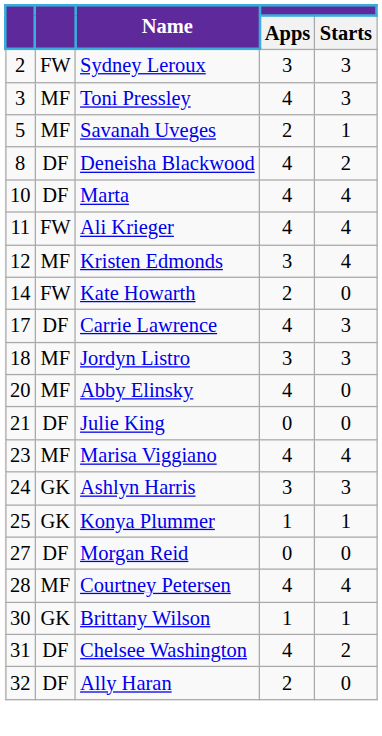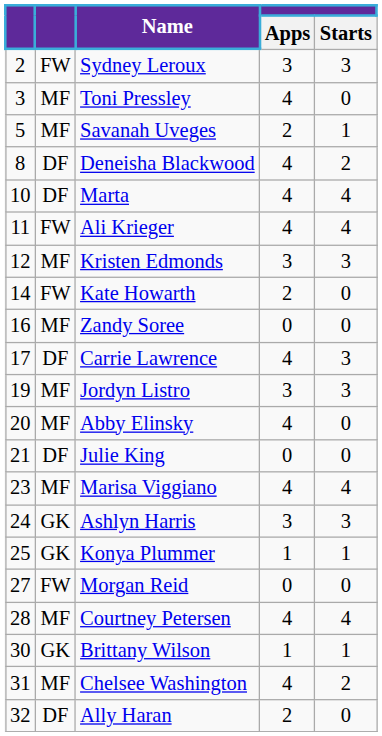(346, 98) 3 -> (346, 98) 0
(346, 260) 4 -> (346, 260) 3
+ row: (132, 325)
(20, 358) 18 -> (20, 390) 19
(55, 553) DF -> (55, 585) FW
(55, 650) DF -> (55, 682) MF
